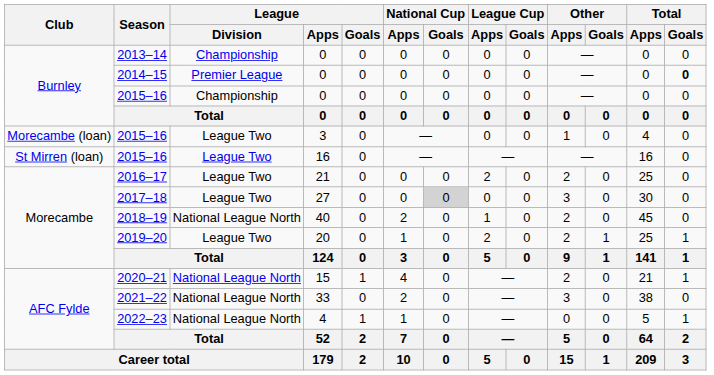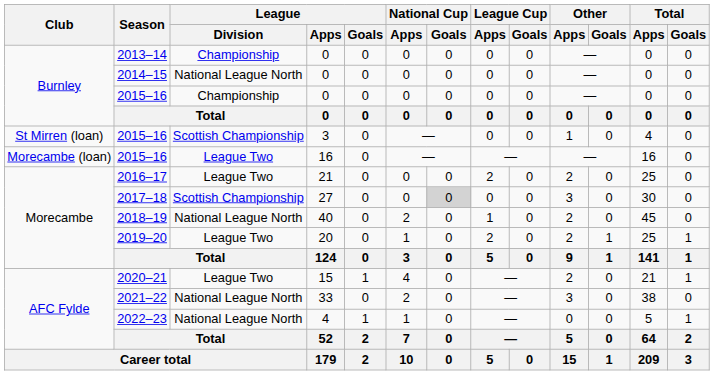(237, 75) Premier League -> (238, 75) National League North
(686, 75) bold -> (688, 75) normal
(59, 136) Morecambe (loan) -> (59, 136) St Mirren (loan)
(237, 136) League Two -> (238, 136) Scottish Championship
(59, 156) St Mirren (loan) -> (59, 156) Morecambe (loan)
(237, 197) League Two -> (238, 197) Scottish Championship
(237, 278) National League North -> (238, 278) League Two
